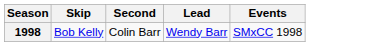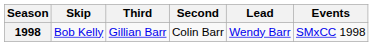+ column: (138, 13)
